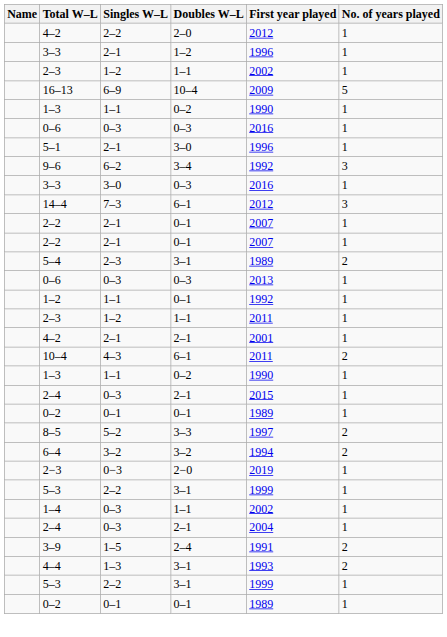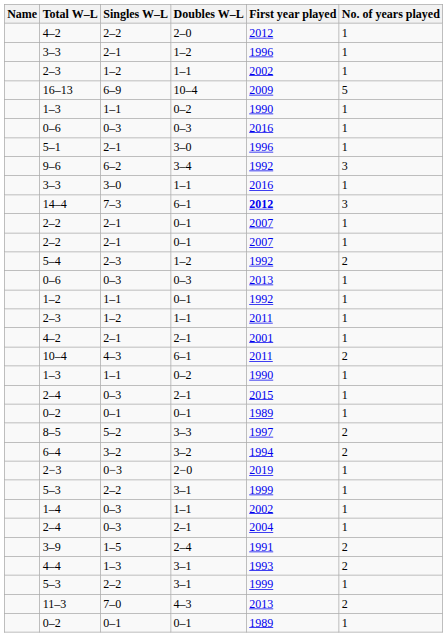(183, 185) 0–3 -> (183, 185) 1–1
(261, 204) normal -> (261, 204) bold
(183, 261) 3–1 -> (183, 261) 1–2
(261, 261) 1989 -> (261, 261) 1992
+ row: (54, 603)
